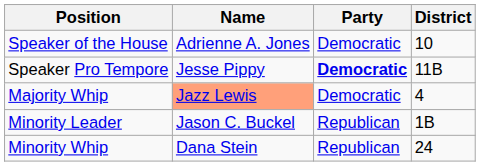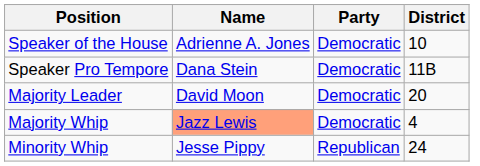(220, 69) Jesse Pippy -> (217, 69) Dana Stein
(362, 69) bold -> (359, 69) normal
+ row: (65, 95)
- row: (65, 122)
(217, 148) Dana Stein -> (220, 148) Jesse Pippy
